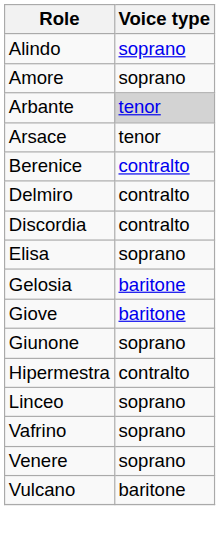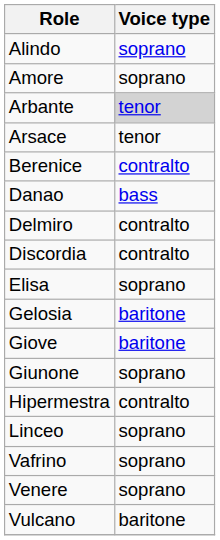+ row: (36, 195)
